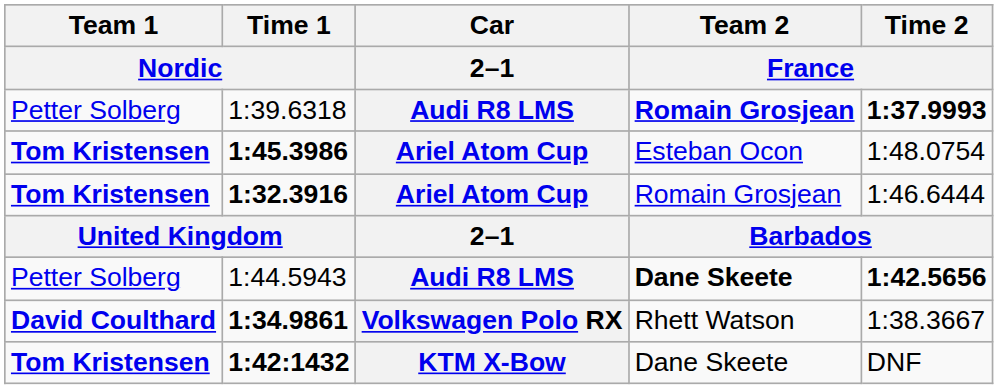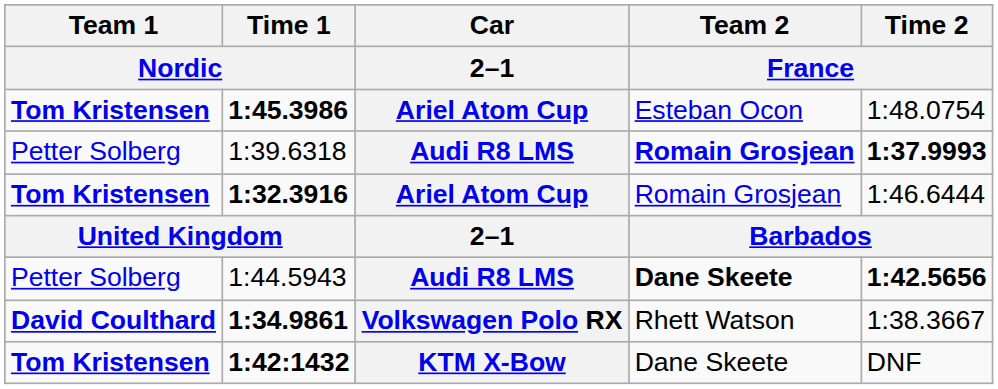rows swapped: (288, 151) <-> (287, 109)
